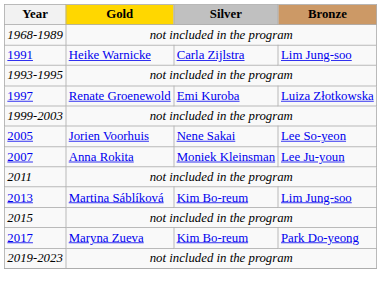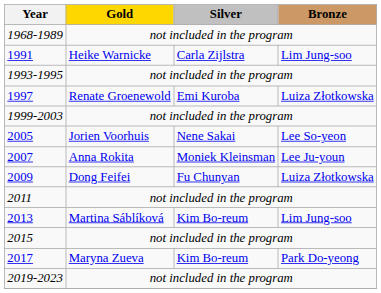+ row: (20, 177)
